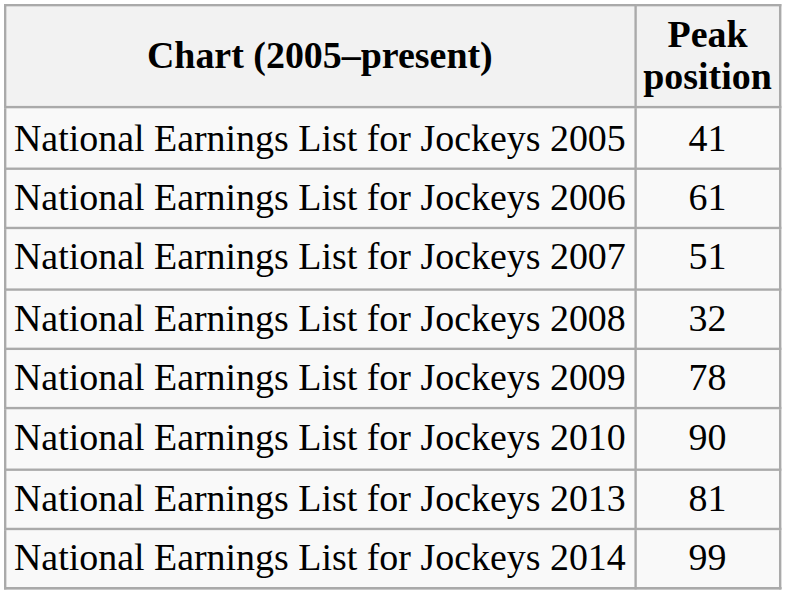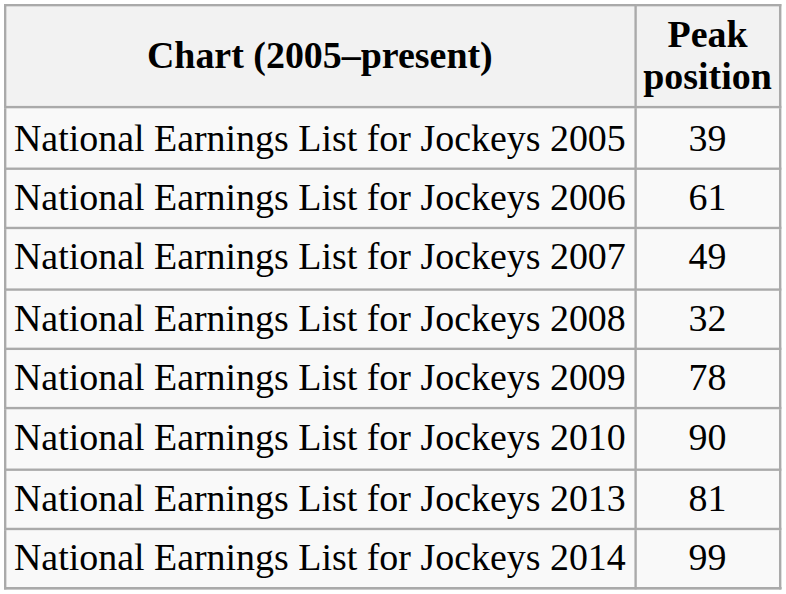(708, 137) 41 -> (708, 137) 39
(708, 257) 51 -> (708, 257) 49
